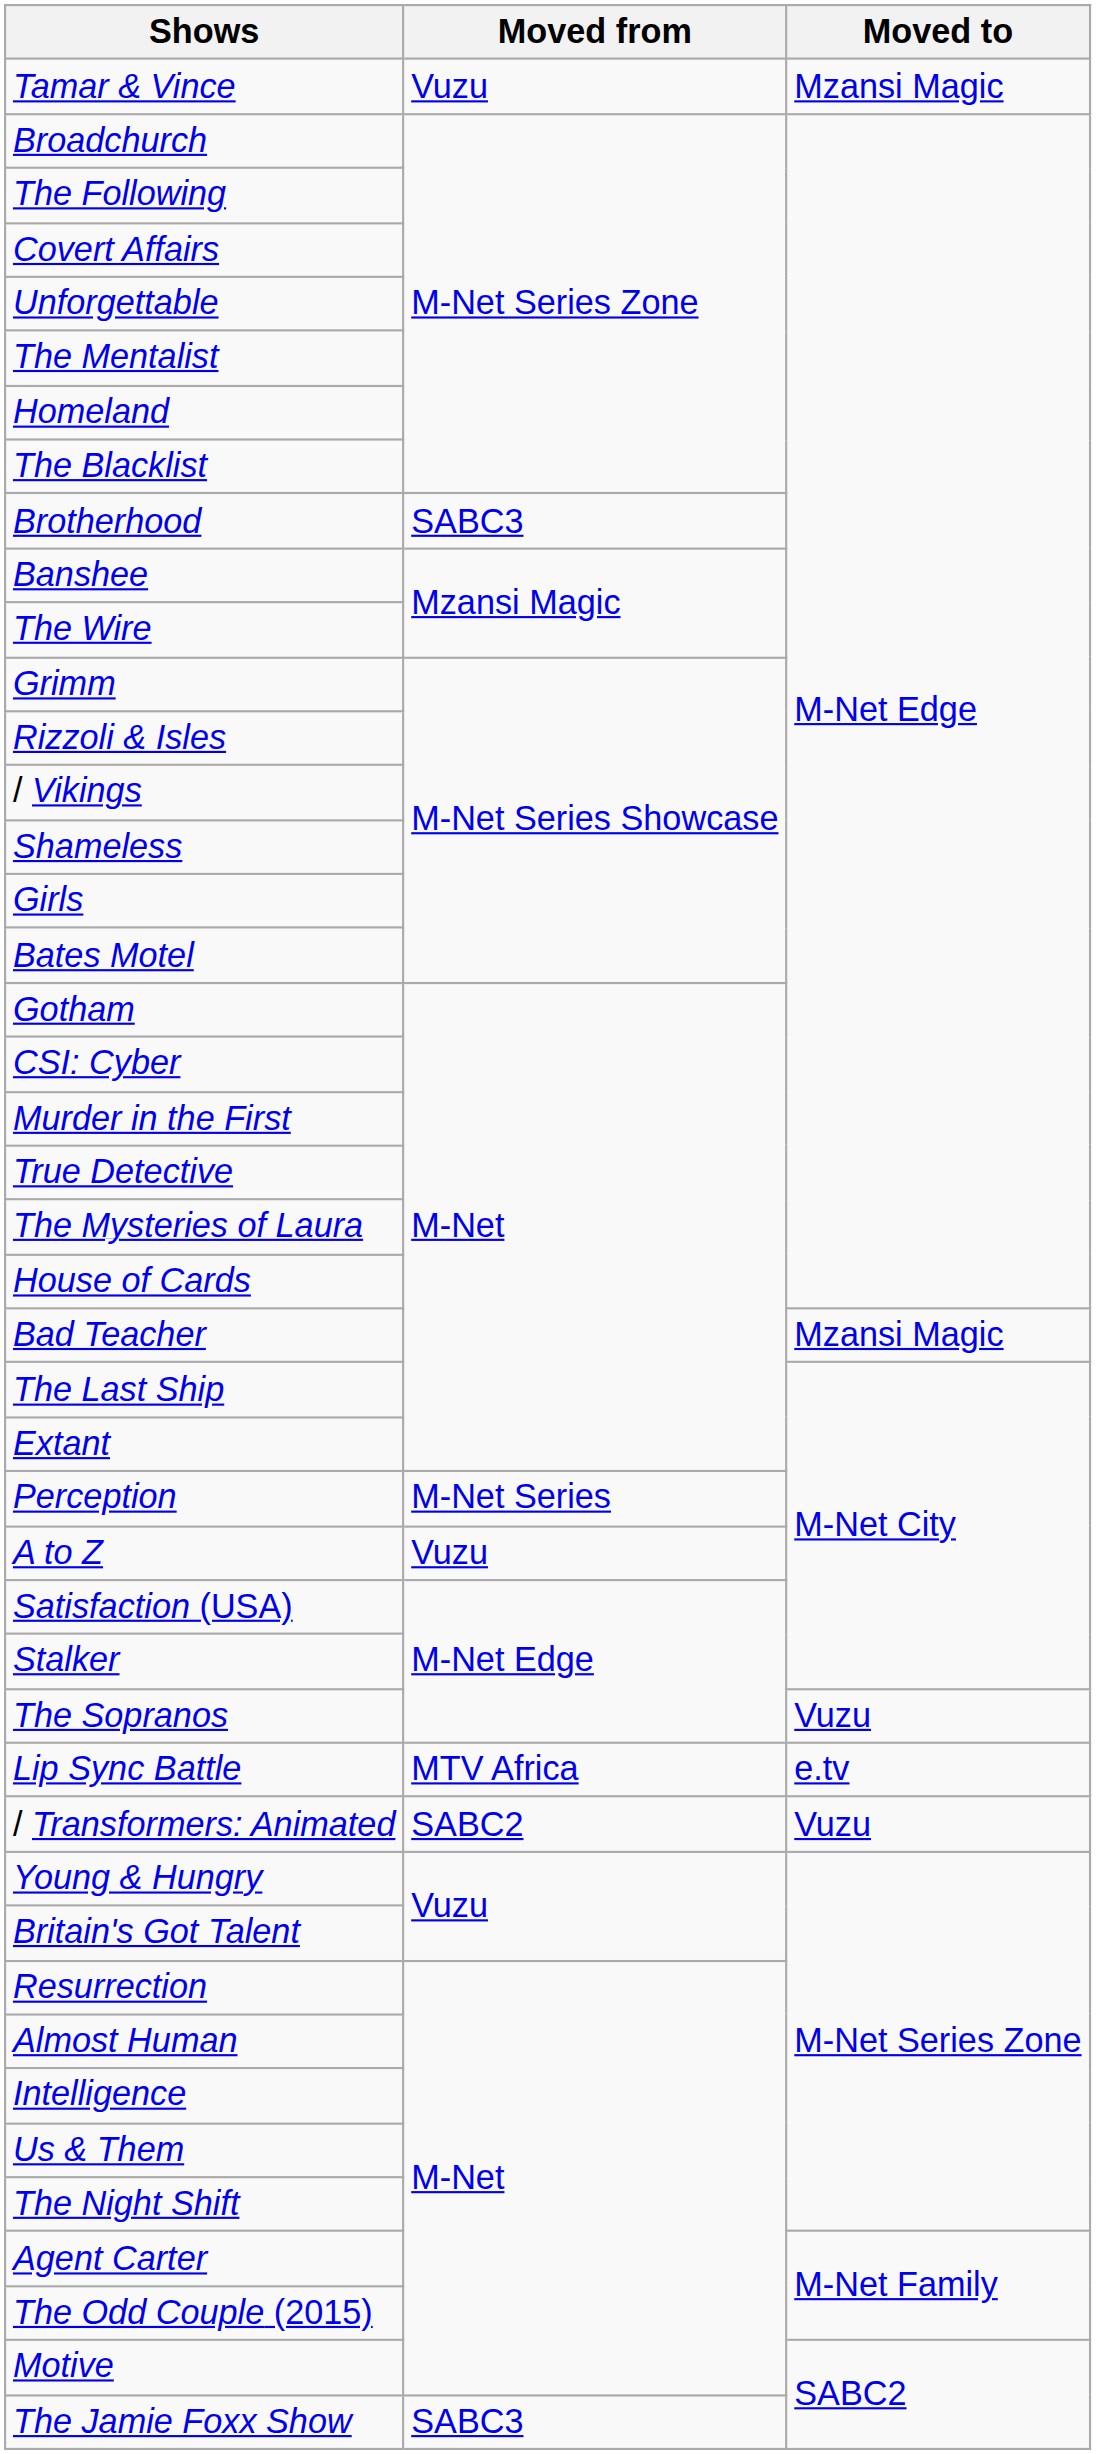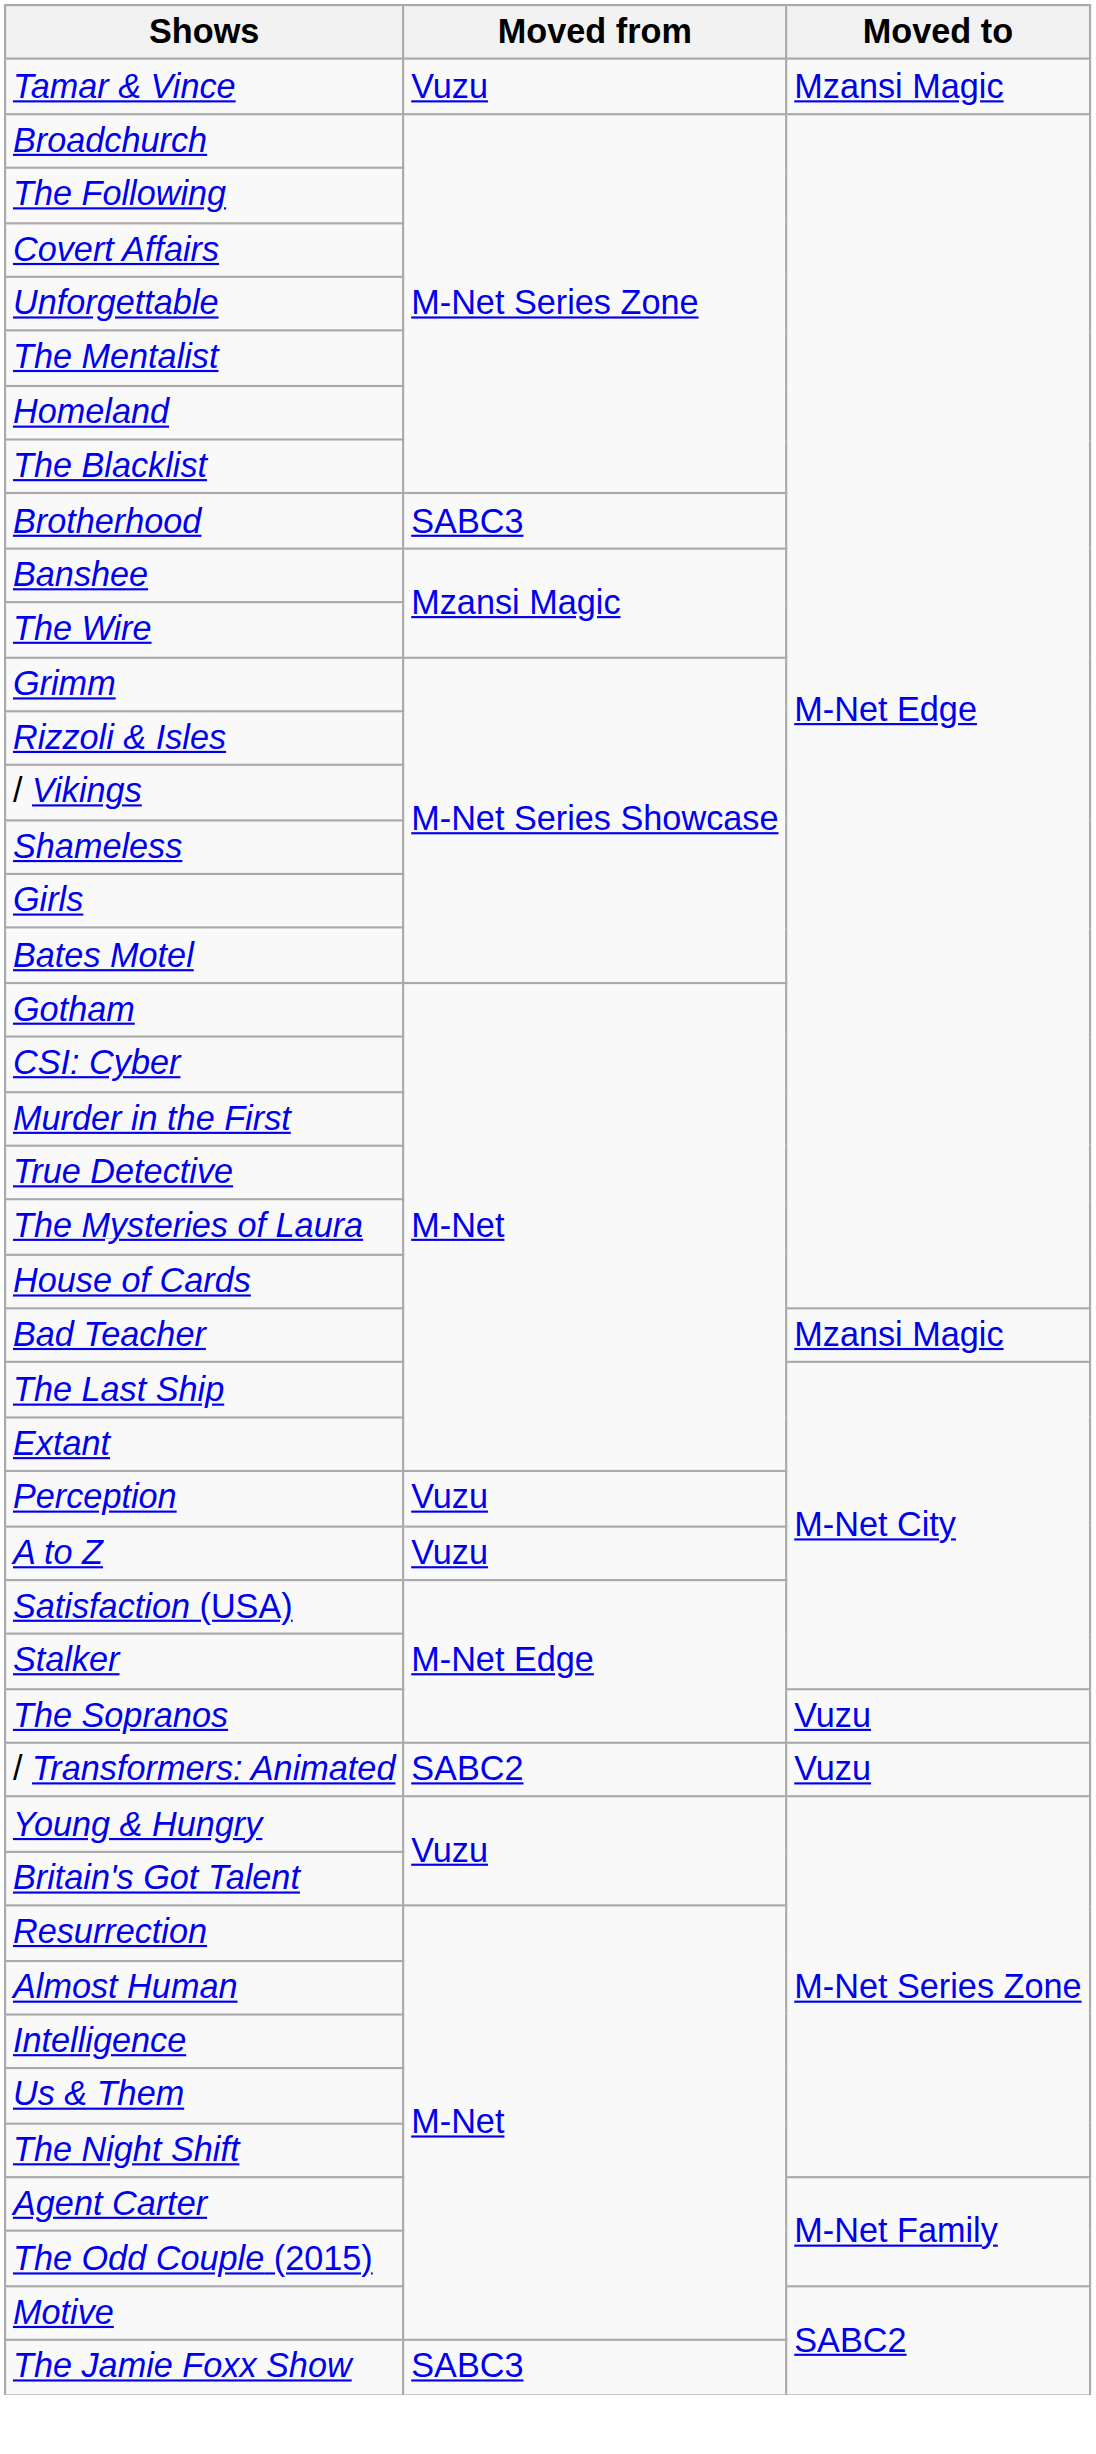(511, 1497) M-Net Series -> (450, 1497) Vuzu
- row: (127, 1769)
